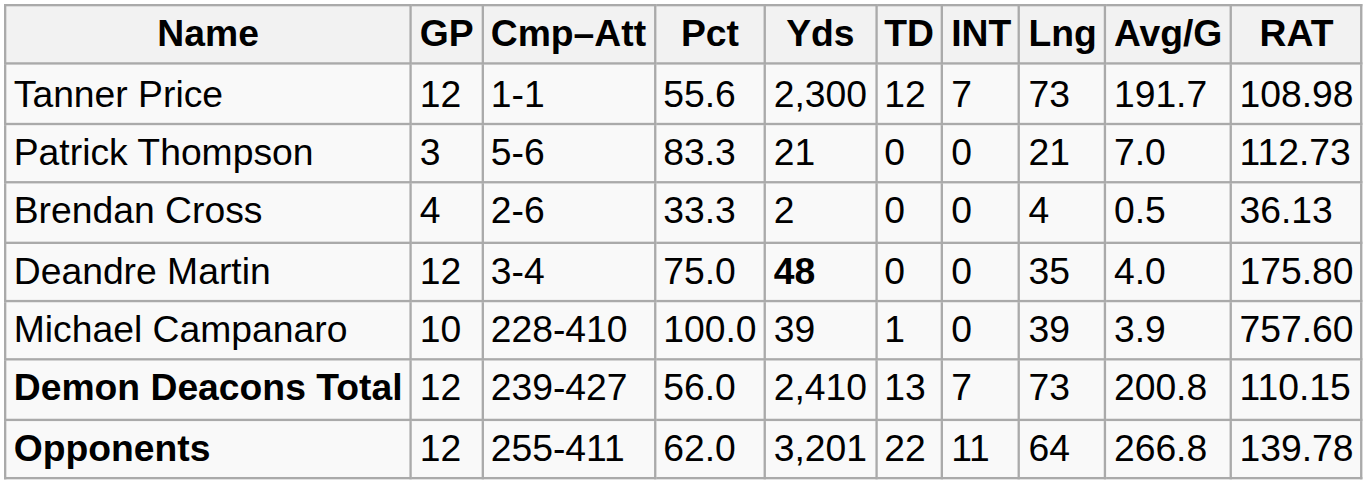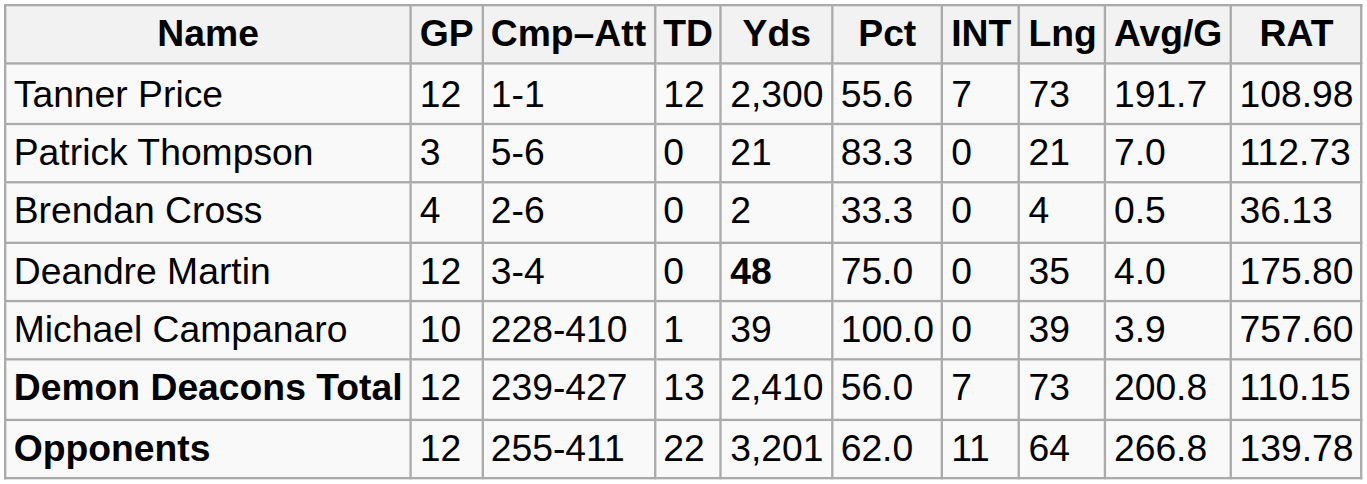columns swapped: (710, 34) <-> (909, 34)
